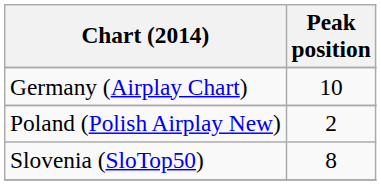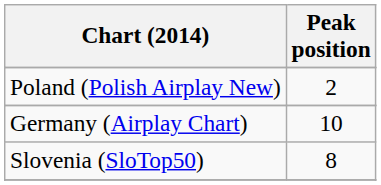rows swapped: (129, 86) <-> (145, 123)
